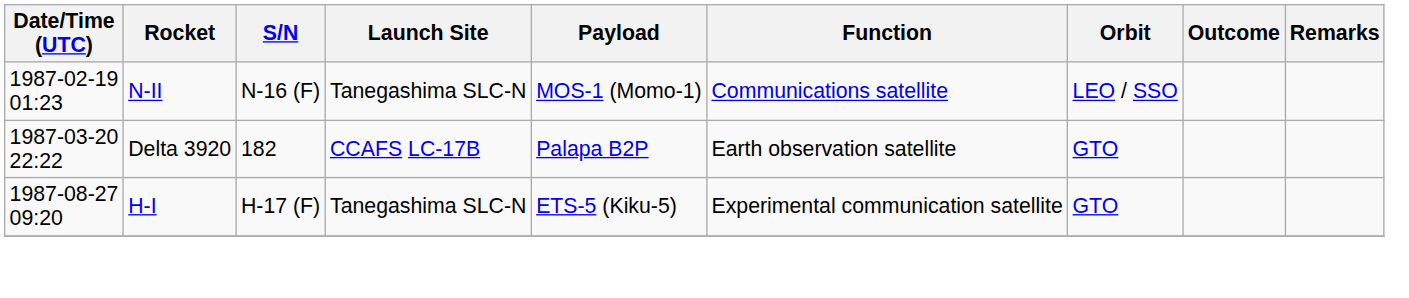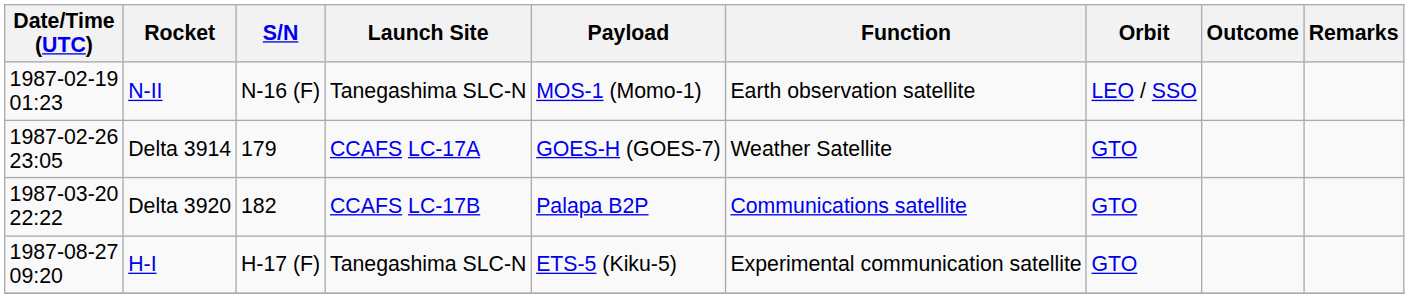(830, 91) Communications satellite -> (853, 91) Earth observation satellite
+ row: (180, 148)
(834, 148) Earth observation satellite -> (849, 206) Communications satellite
